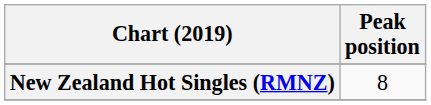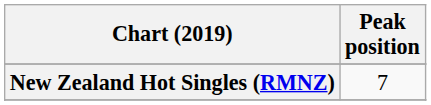(382, 81) 8 -> (382, 81) 7
